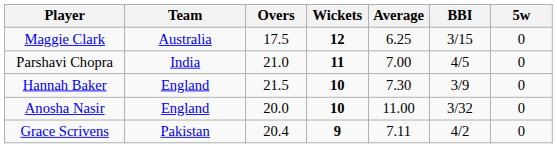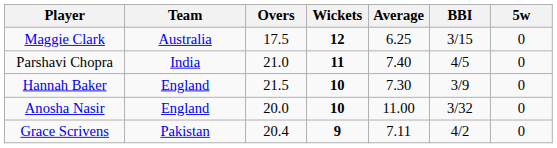(399, 62) 7.00 -> (399, 62) 7.40
